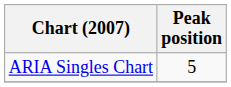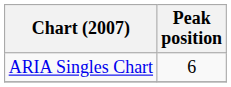(192, 67) 5 -> (192, 67) 6
